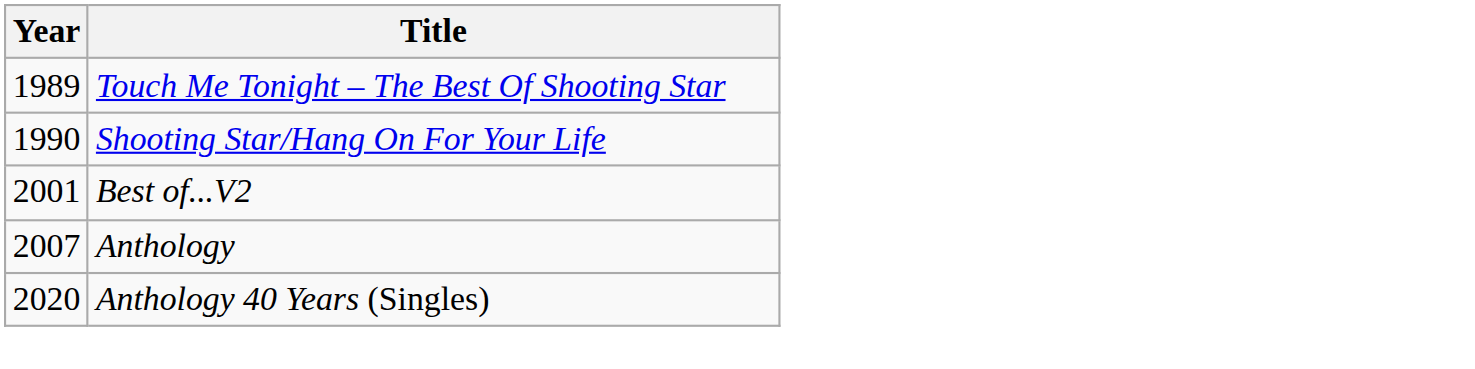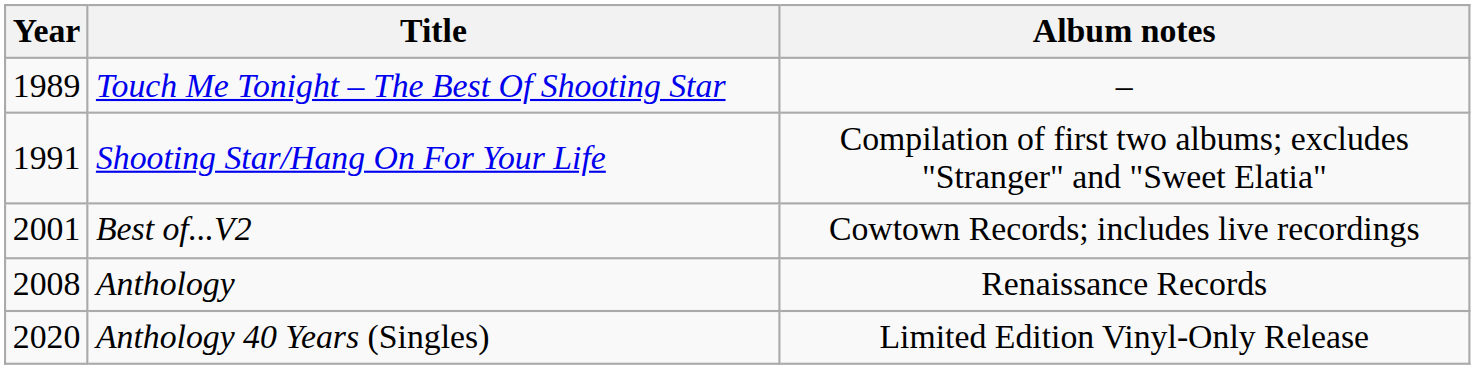+ column: (1124, 31)
(47, 138) 1990 -> (47, 157) 1991
(47, 245) 2007 -> (47, 283) 2008
